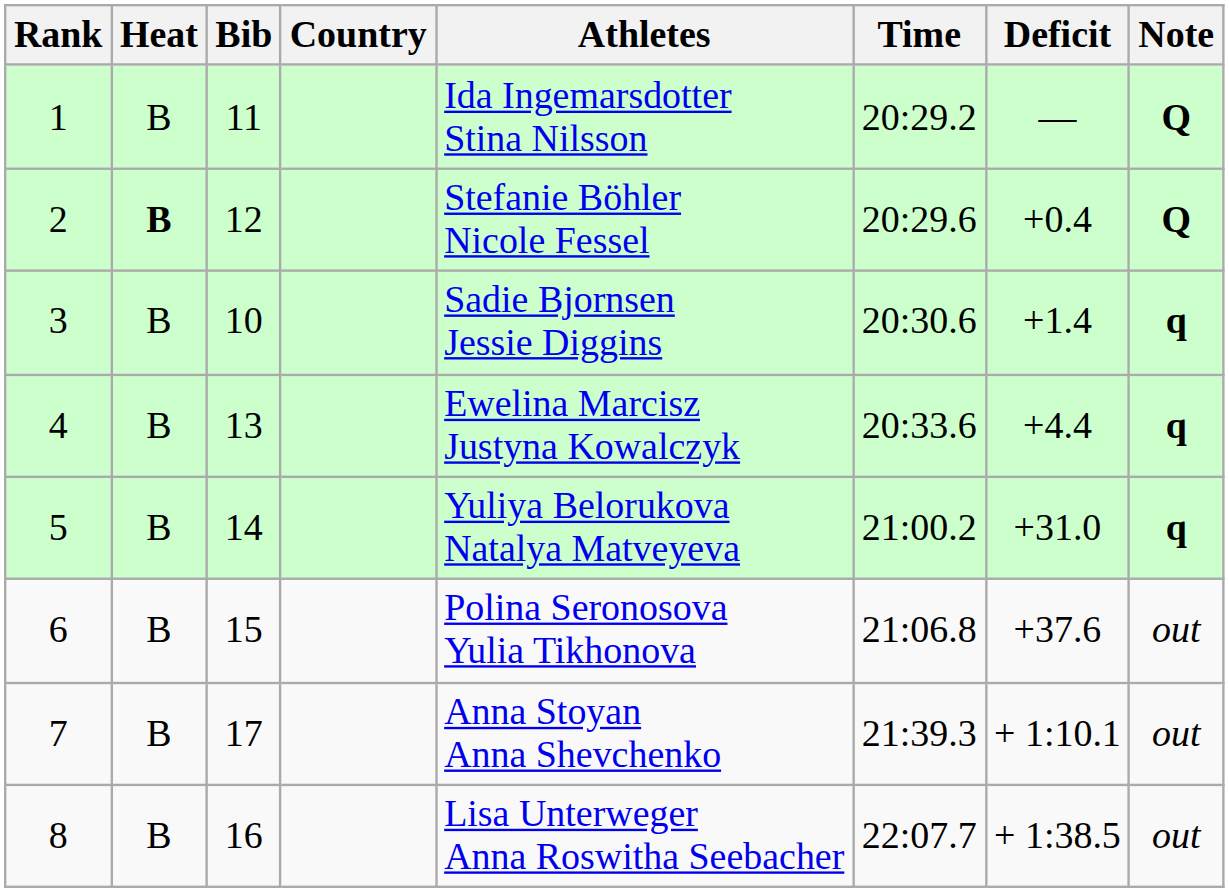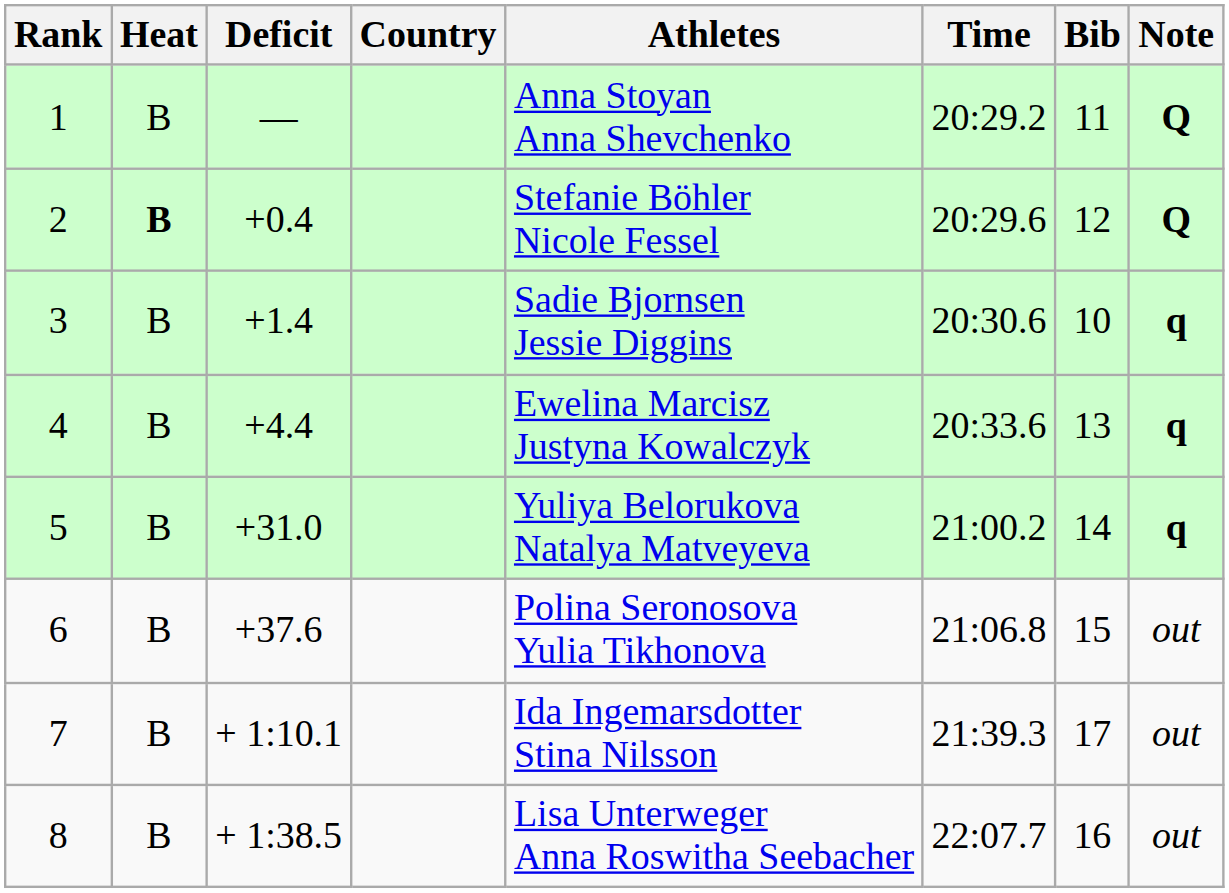columns swapped: (244, 34) <-> (1057, 34)
(588, 116) Ida Ingemarsdotter Stina Nilsson -> (652, 116) Anna Stoyan Anna Shevchenko
(583, 732) Anna Stoyan Anna Shevchenko -> (658, 732) Ida Ingemarsdotter Stina Nilsson
